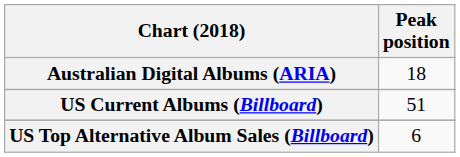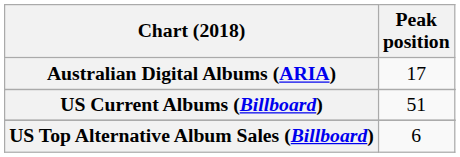(416, 73) 18 -> (416, 73) 17
